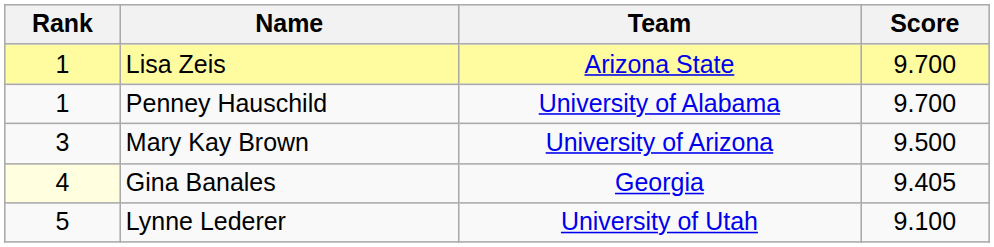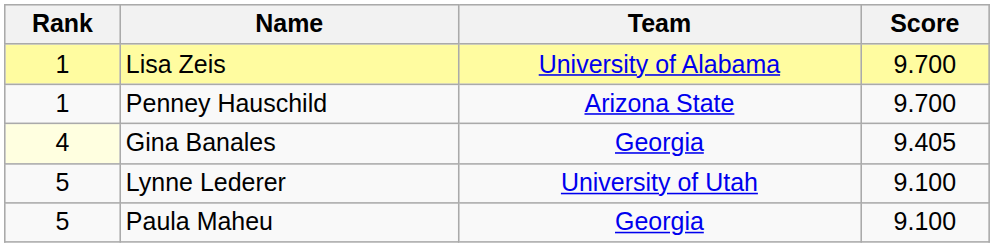(659, 63) Arizona State -> (659, 63) University of Alabama
(659, 103) University of Alabama -> (659, 103) Arizona State
- row: (217, 143)
+ row: (199, 222)
